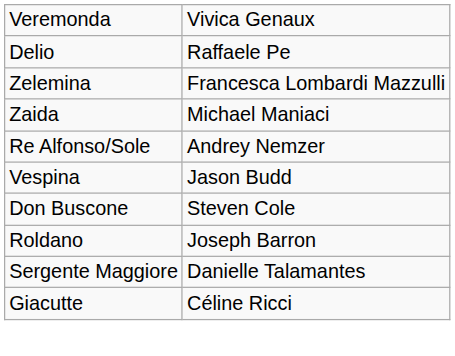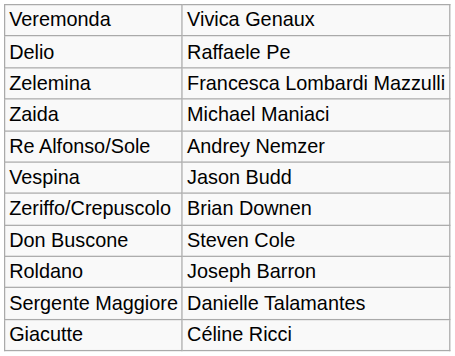+ row: (90, 209)
